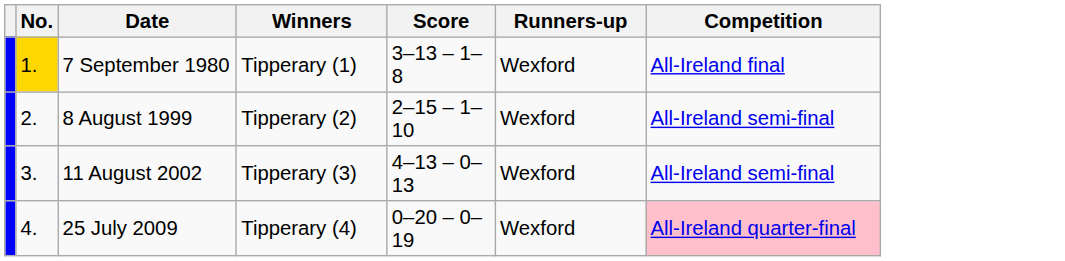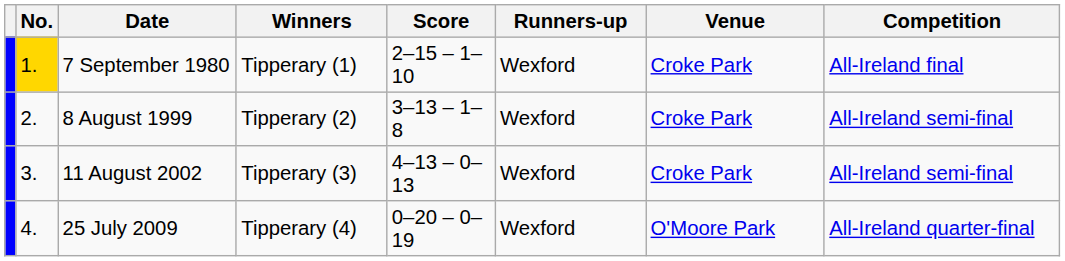+ column: (735, 21)
(437, 64) 3–13 – 1–8 -> (437, 64) 2–15 – 1–10
(437, 119) 2–15 – 1–10 -> (437, 119) 3–13 – 1–8
(753, 228) pink background -> (932, 228) no background
